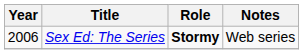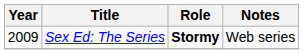(23, 37) 2006 -> (23, 37) 2009
